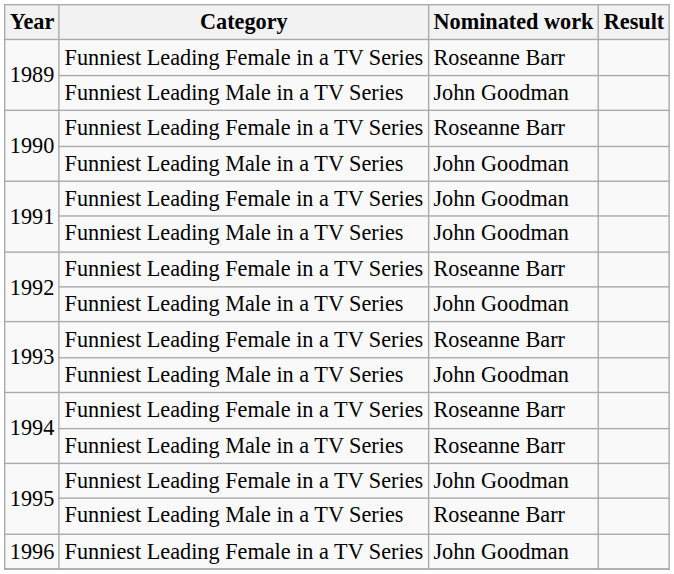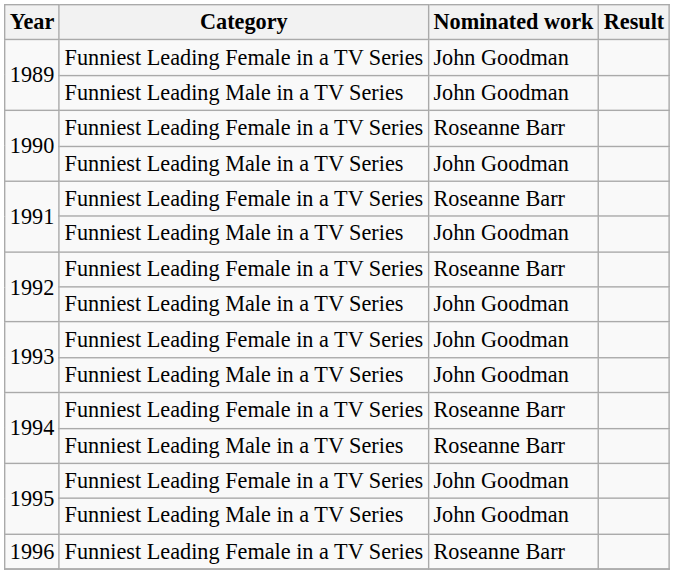(499, 57) Roseanne Barr -> (501, 57) John Goodman
(501, 198) John Goodman -> (499, 198) Roseanne Barr
(499, 339) Roseanne Barr -> (501, 339) John Goodman
(499, 515) Roseanne Barr -> (501, 515) John Goodman
(501, 551) John Goodman -> (499, 551) Roseanne Barr
